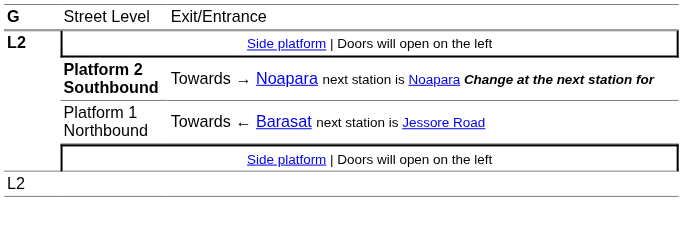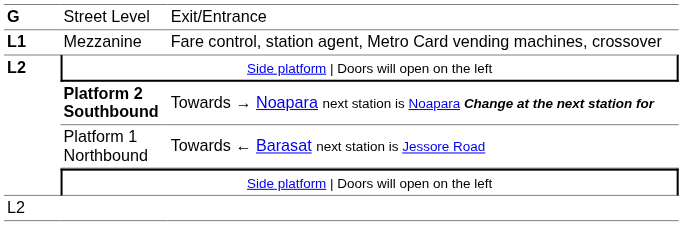+ row: (103, 42)
